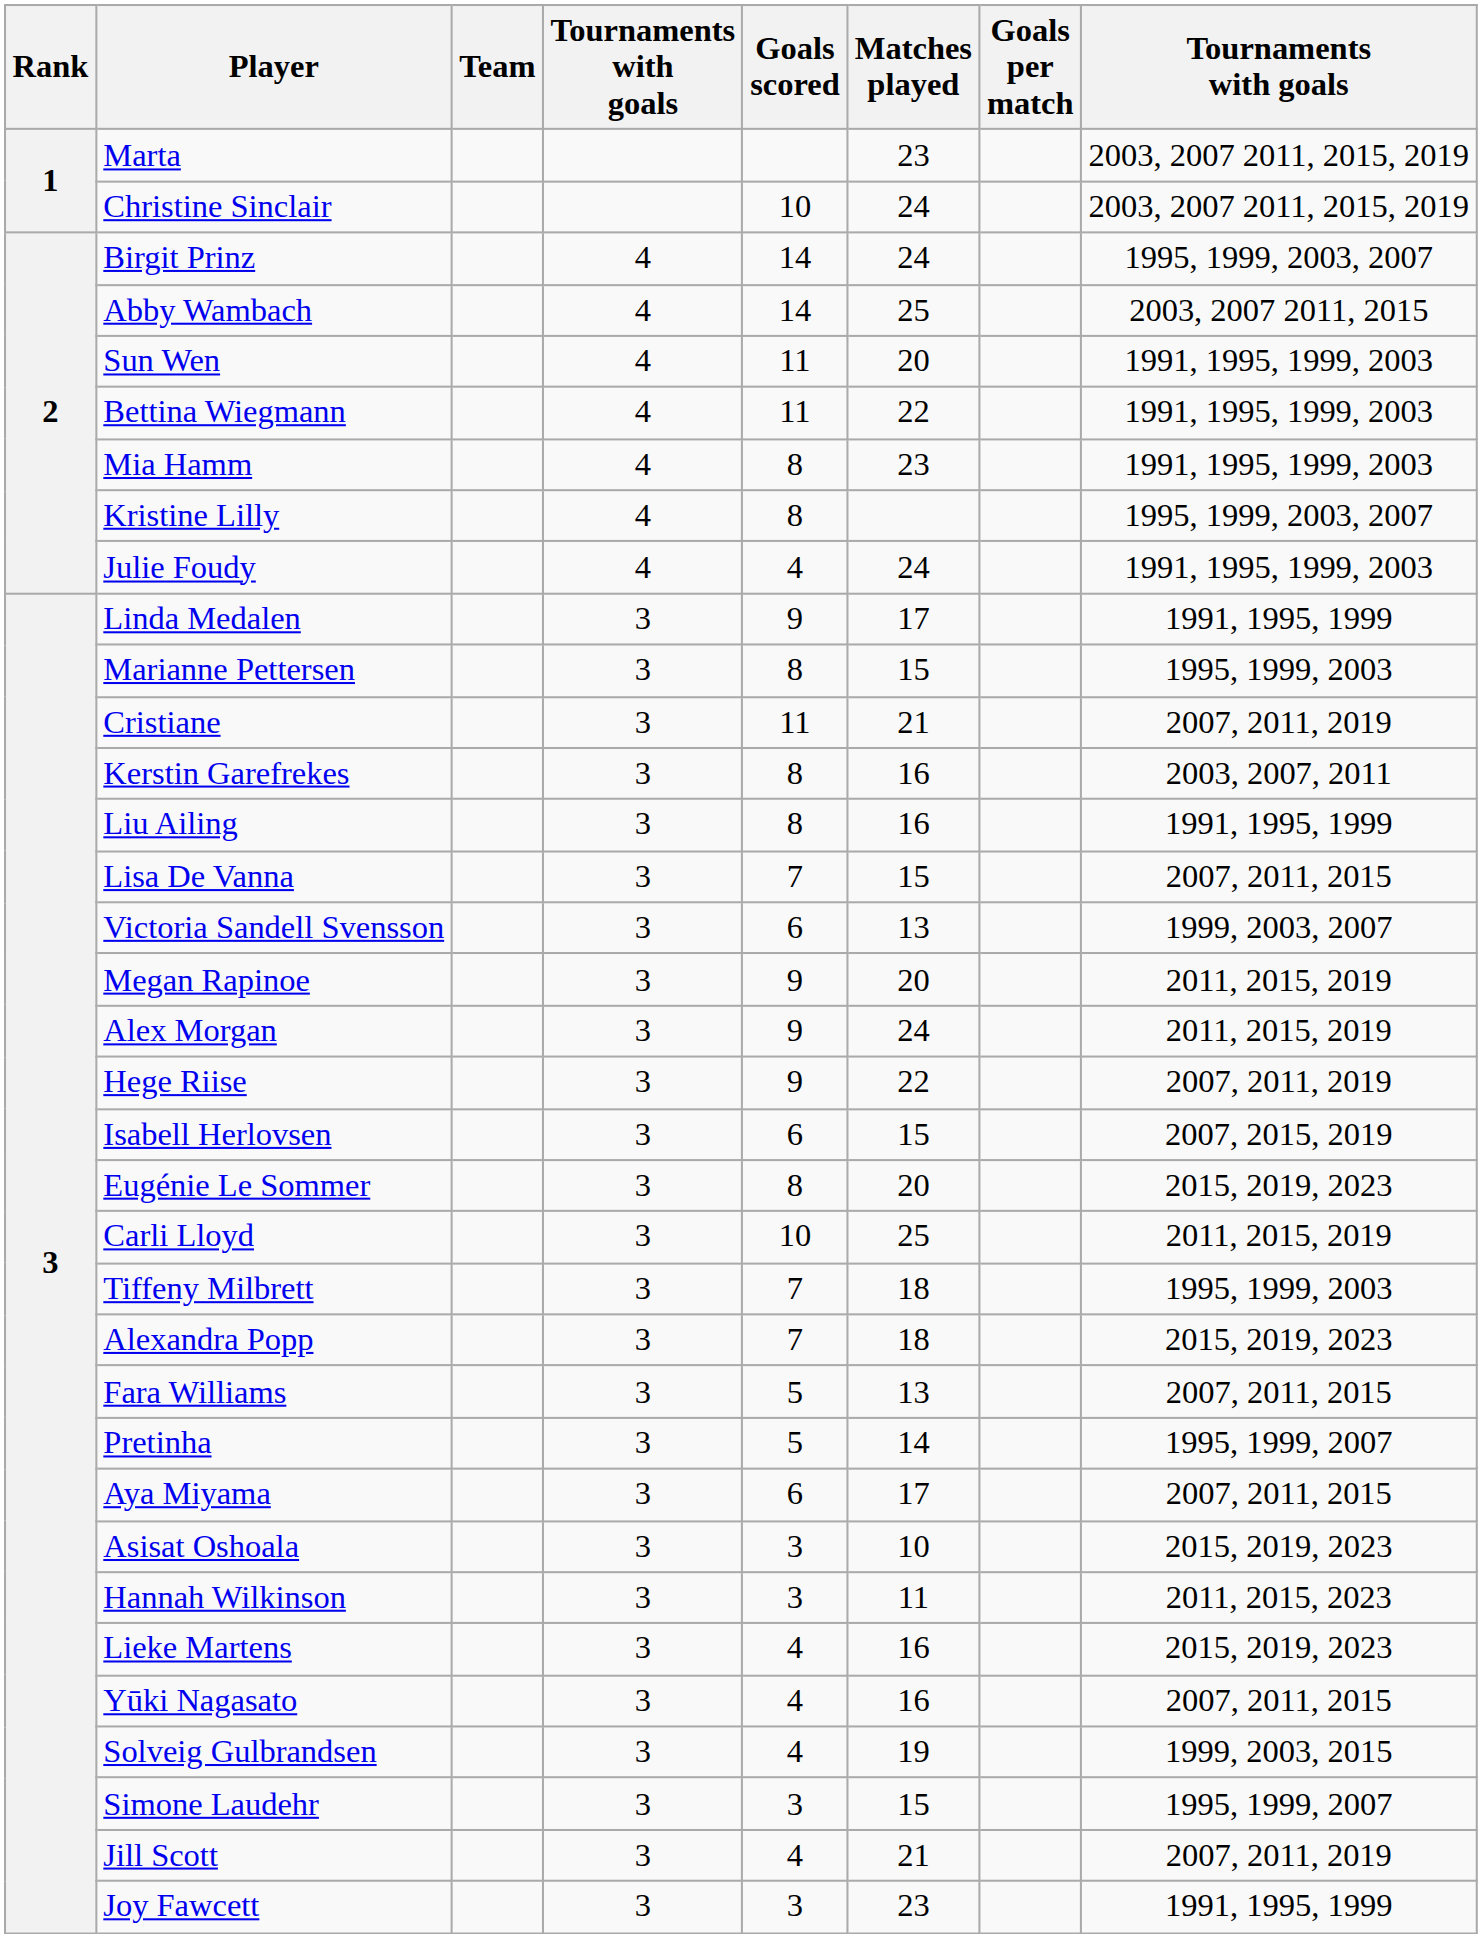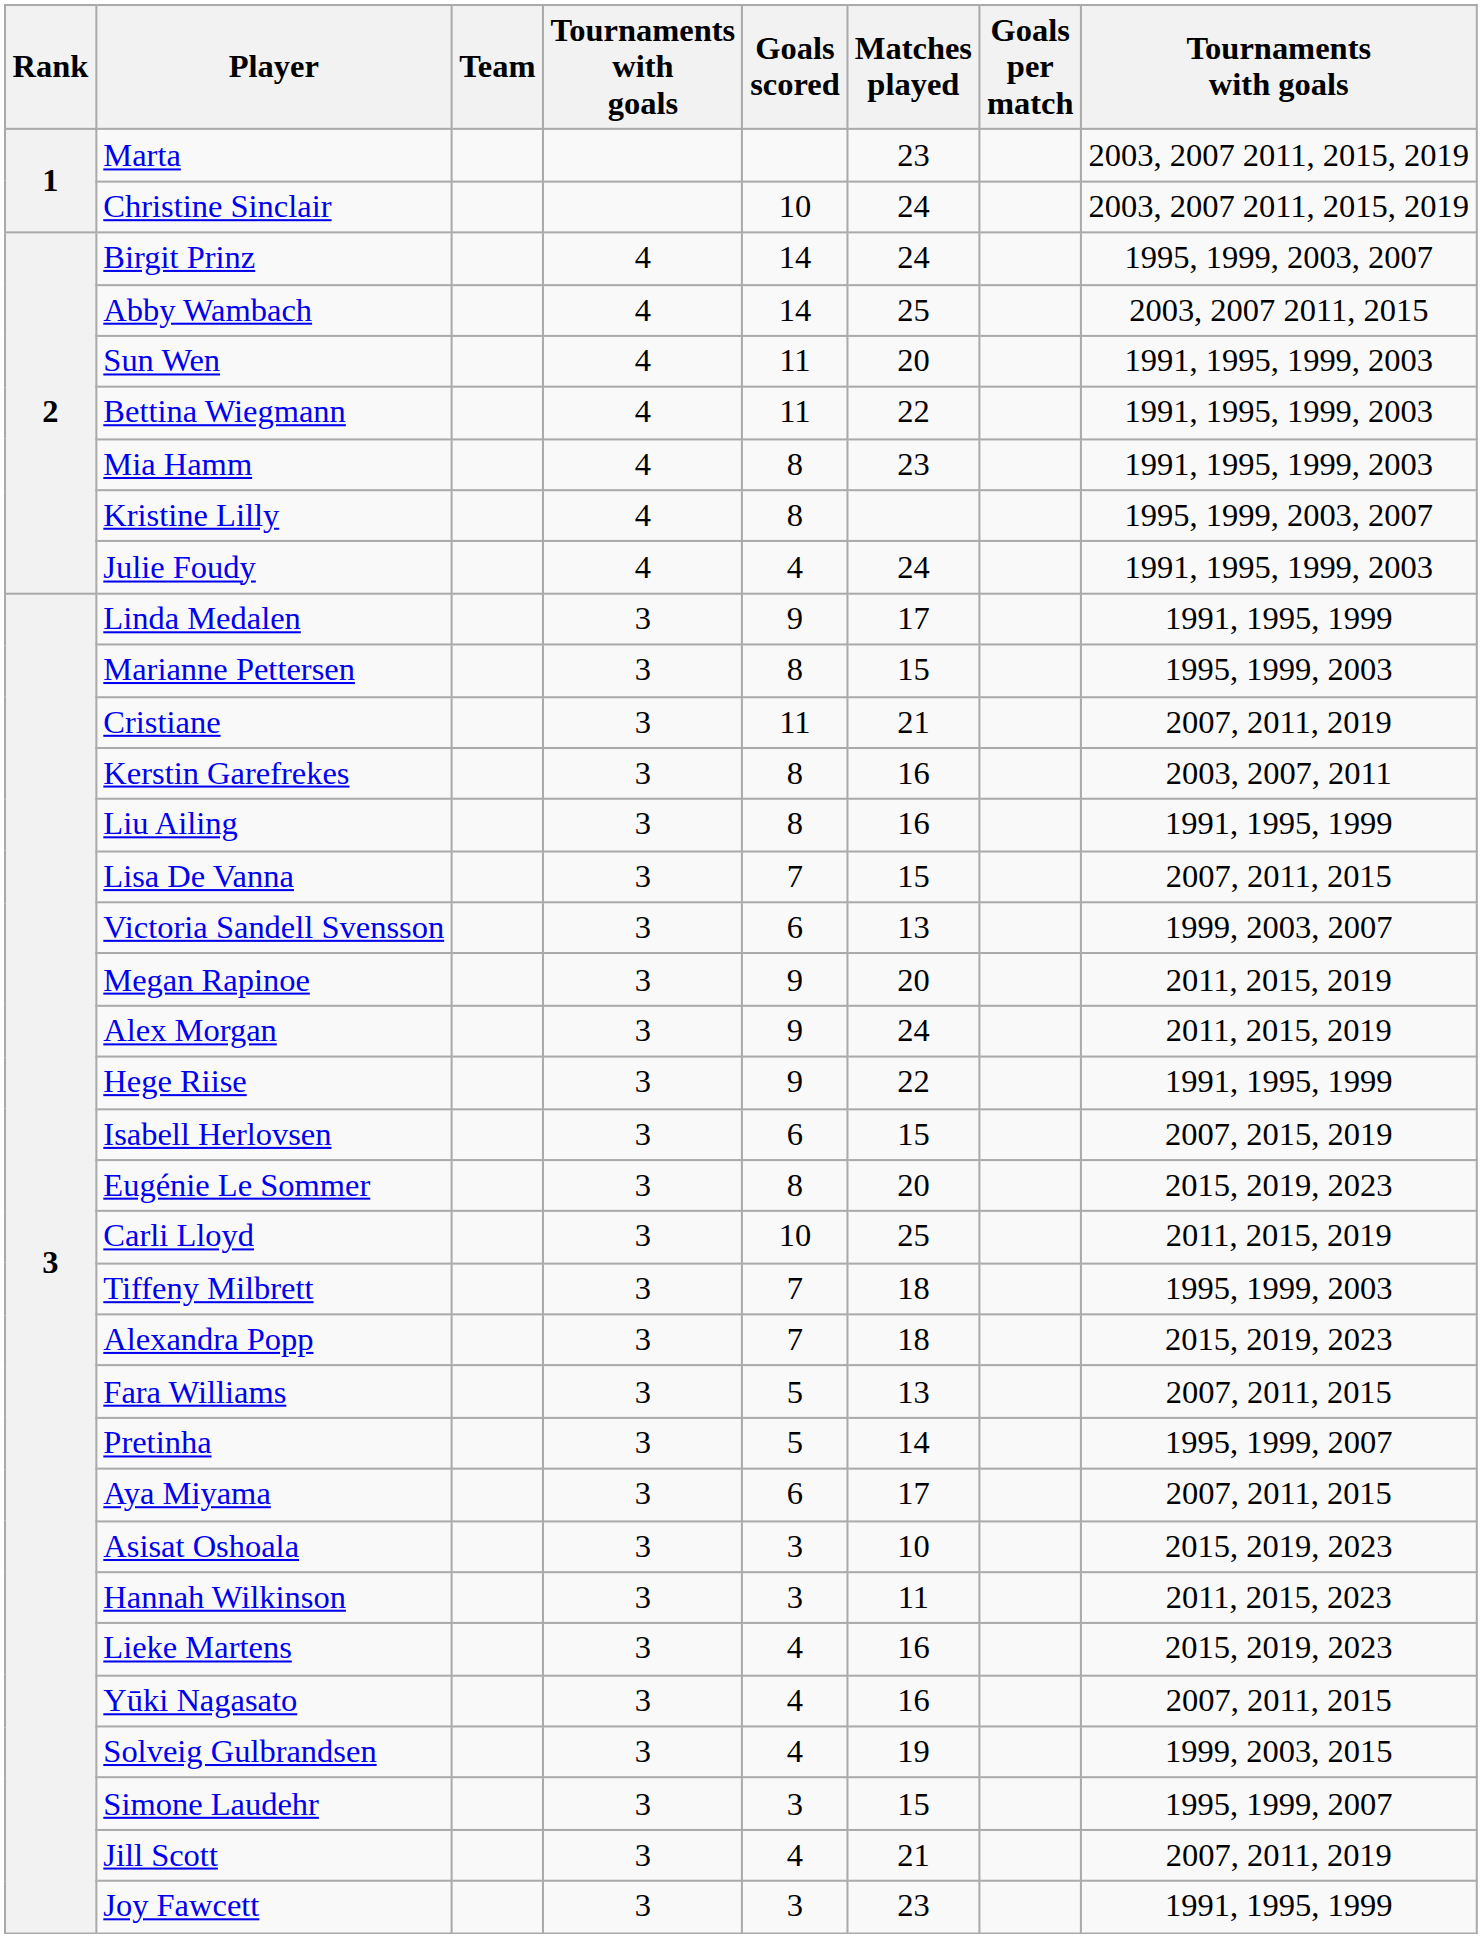(1279, 1082) 2007, 2011, 2019 -> (1279, 1082) 1991, 1995, 1999
